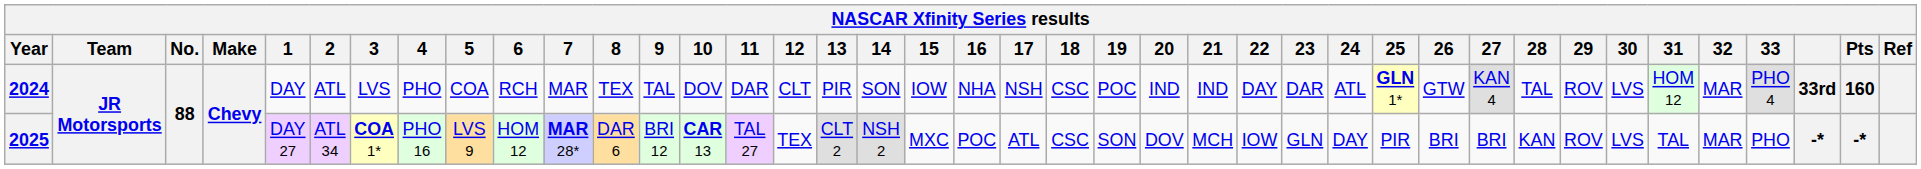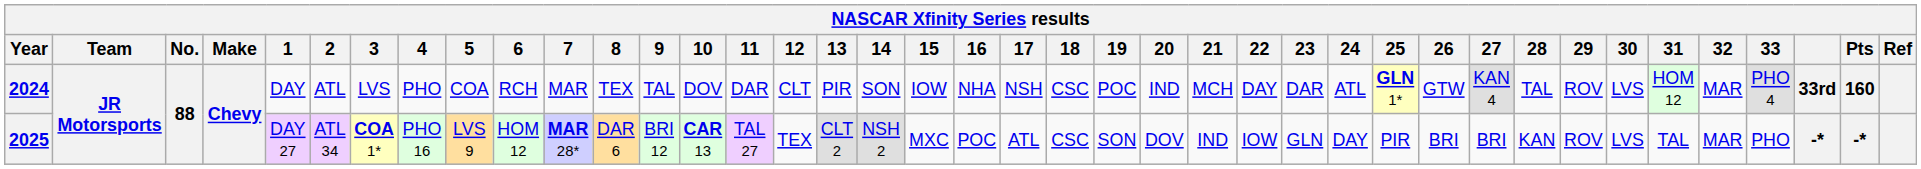(1213, 89) IND -> (1213, 89) MCH
(1213, 139) MCH -> (1213, 139) IND
